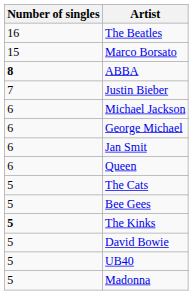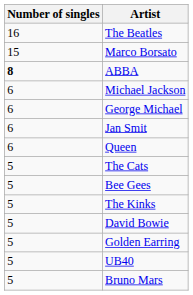- row: (137, 90)
(10, 223) bold -> (10, 204) normal
+ row: (142, 242)
- row: (128, 280)
+ row: (134, 280)
